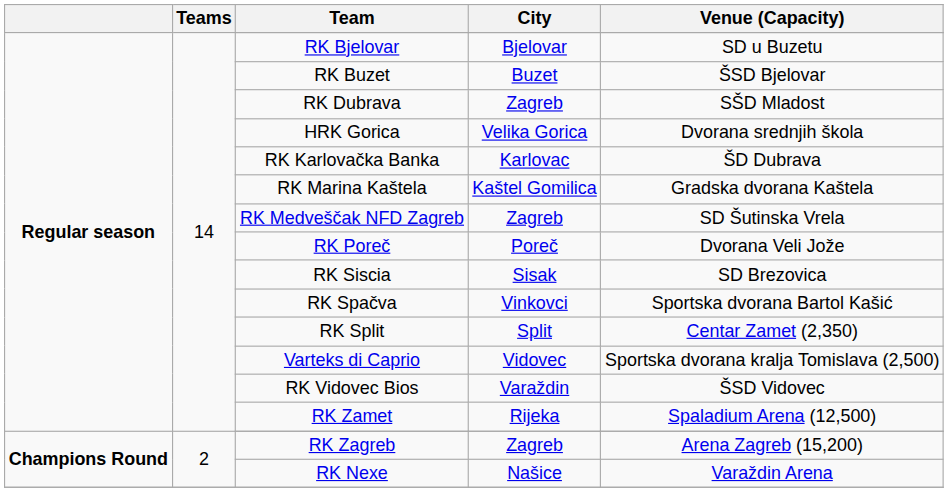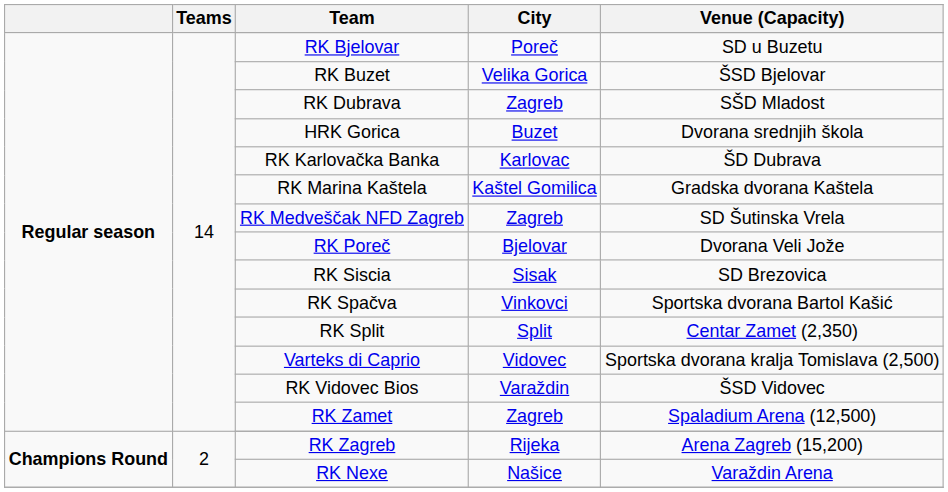(535, 47) Bjelovar -> (535, 47) Poreč
(535, 75) Buzet -> (535, 75) Velika Gorica
(535, 132) Velika Gorica -> (535, 132) Buzet
(535, 246) Poreč -> (535, 246) Bjelovar
(535, 416) Rijeka -> (535, 416) Zagreb
(535, 445) Zagreb -> (535, 445) Rijeka
